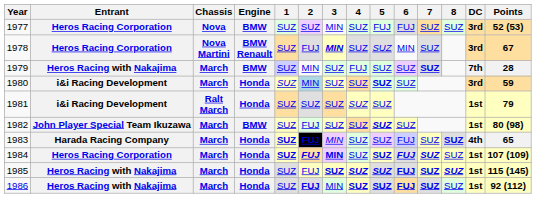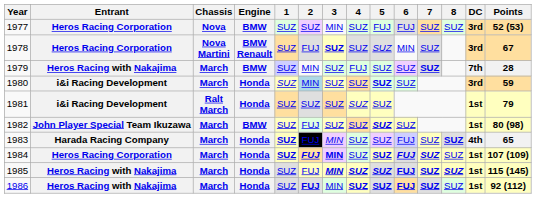(334, 47) MIN -> (334, 47) SUZ
(334, 170) SUZ -> (334, 170) MIN
